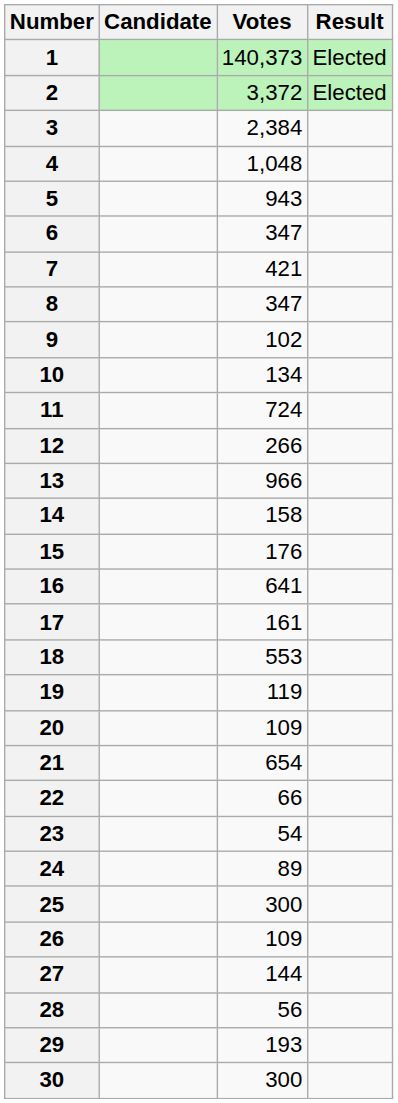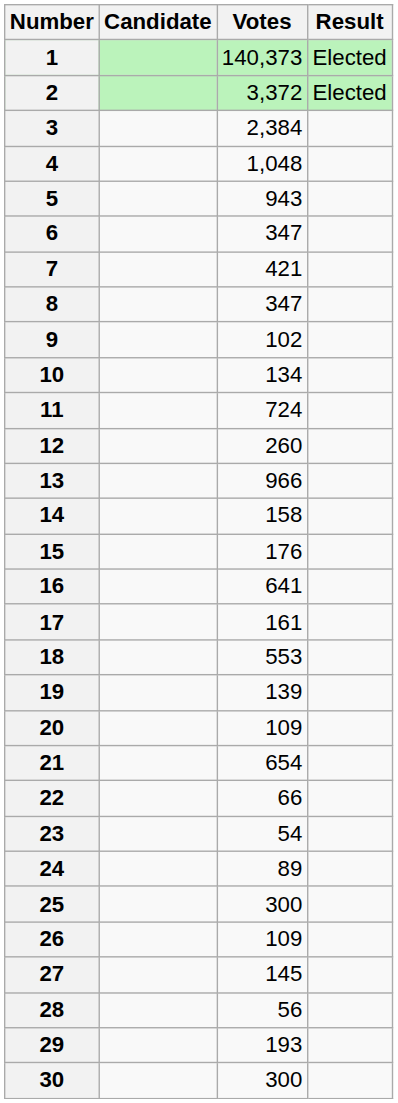(284, 445) 266 -> (284, 445) 260
(285, 692) 119 -> (284, 692) 139
(284, 974) 144 -> (284, 974) 145
